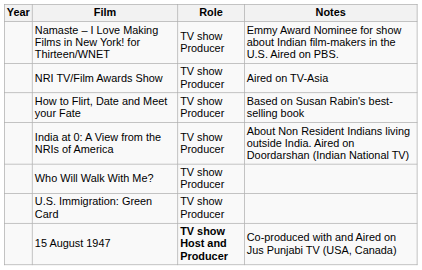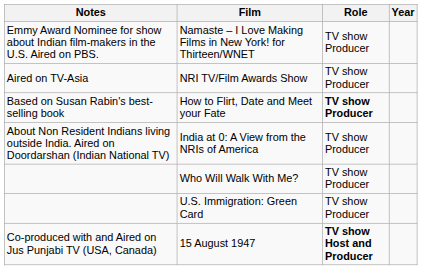columns swapped: (18, 13) <-> (331, 13)
(202, 107) normal -> (349, 107) bold
